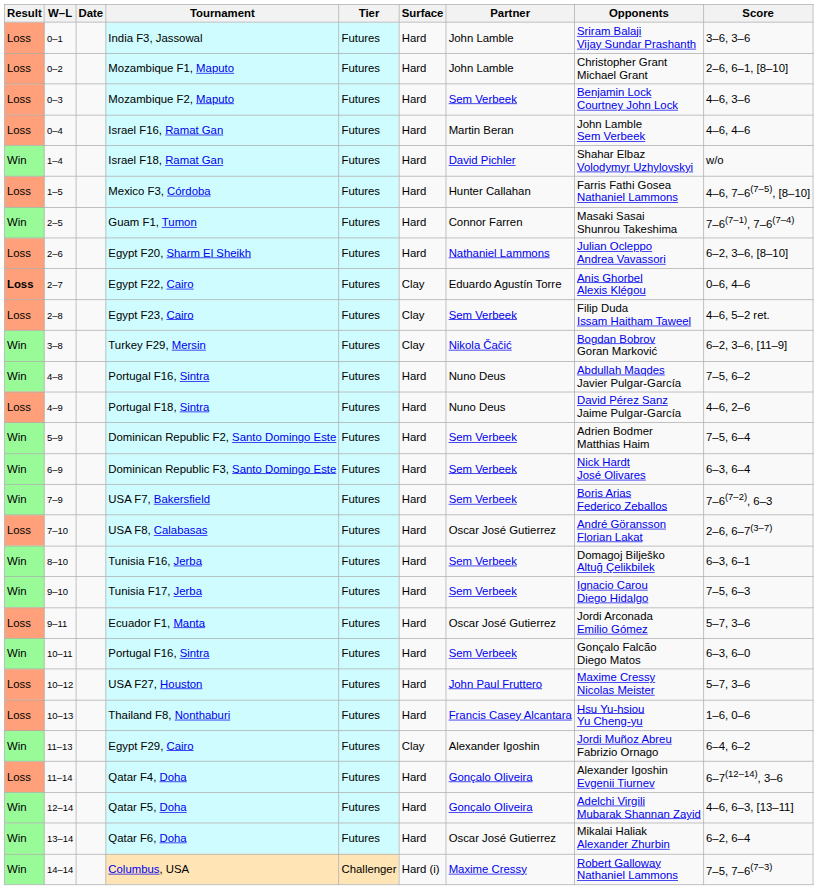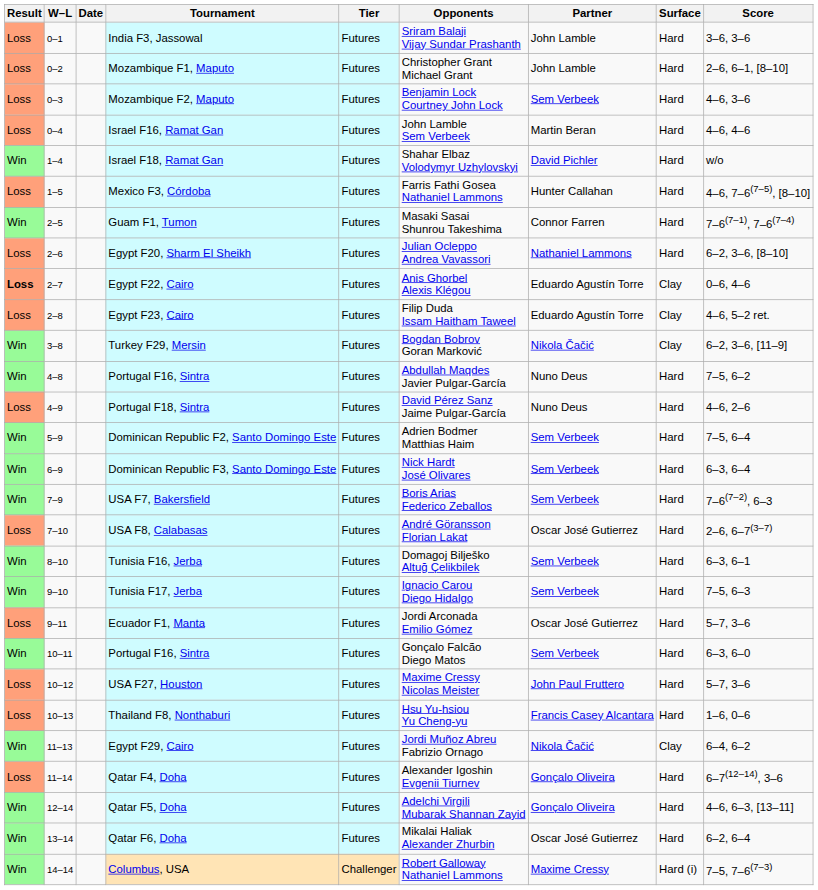columns swapped: (423, 13) <-> (639, 13)
(483, 315) Sem Verbeek -> (587, 315) Eduardo Agustín Torre
(494, 746) Alexander Igoshin -> (562, 746) Nikola Čačić
